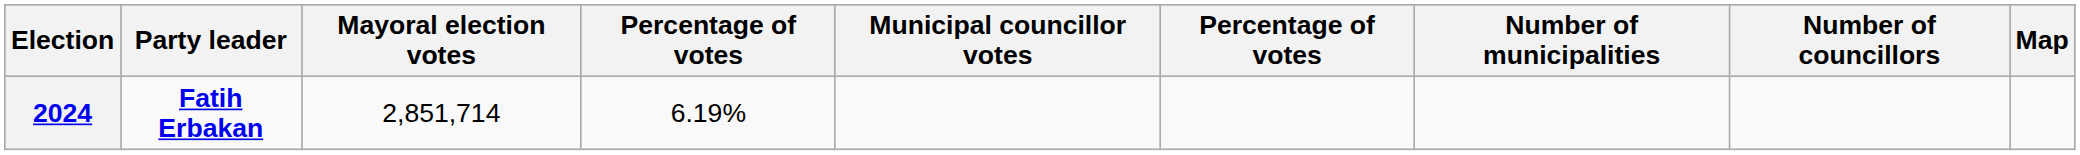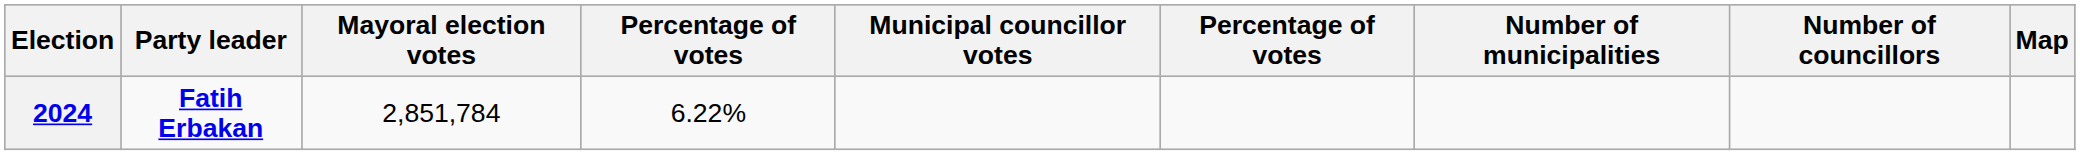(441, 112) 2,851,714 -> (441, 112) 2,851,784
(708, 112) 6.19% -> (708, 112) 6.22%
